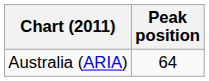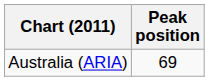(168, 62) 64 -> (168, 62) 69
